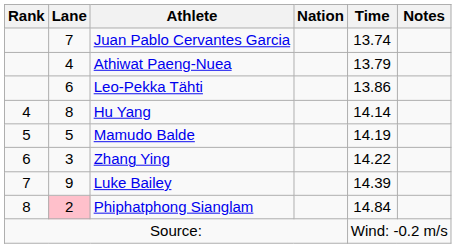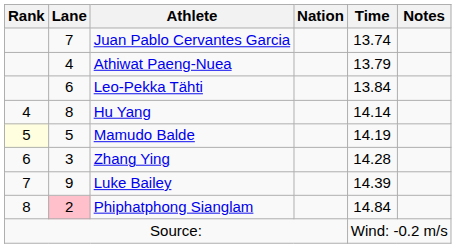(372, 87) 13.86 -> (372, 87) 13.84
(26, 135) no background -> (26, 135) lightyellow background
(372, 159) 14.22 -> (372, 159) 14.28
